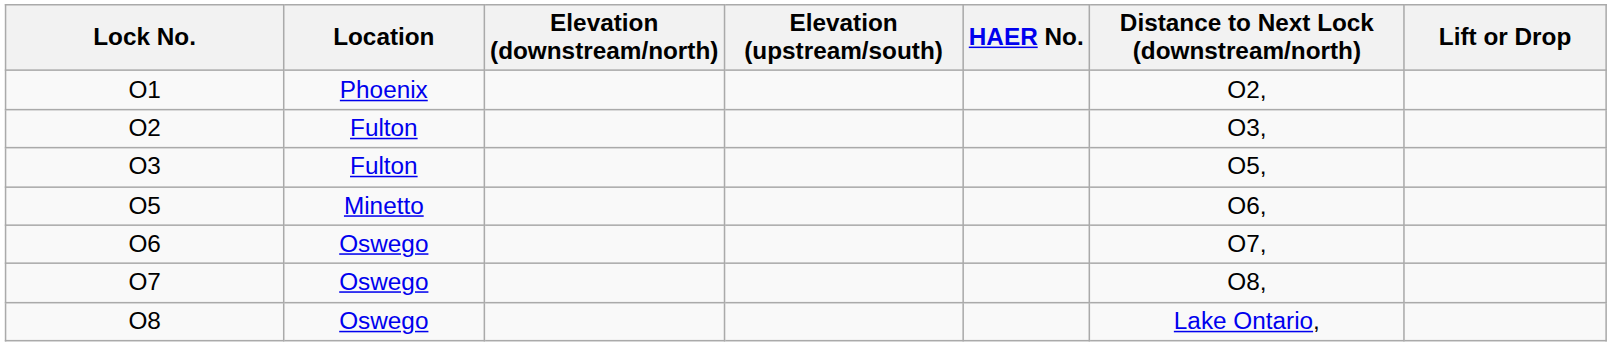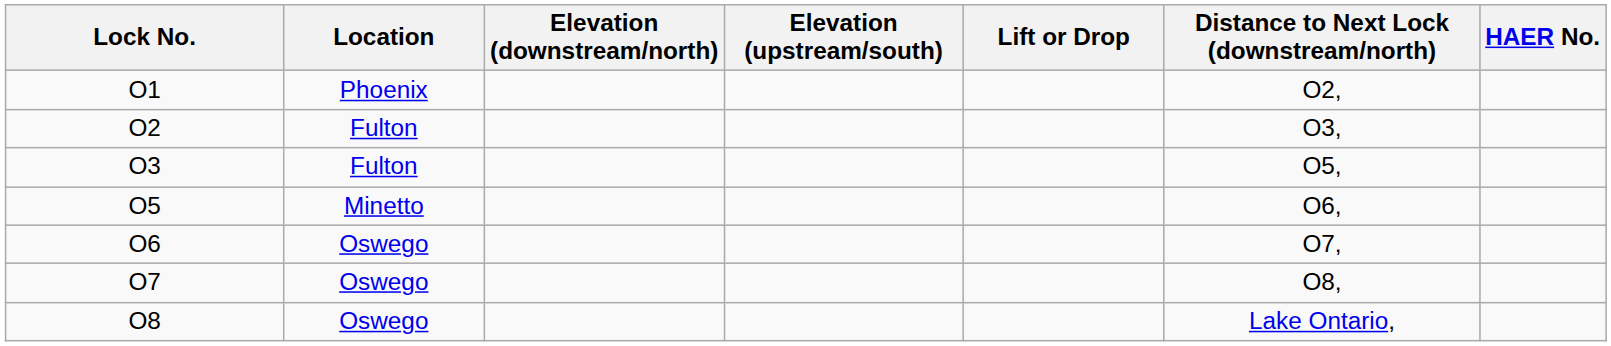columns swapped: (1505, 37) <-> (1026, 37)
